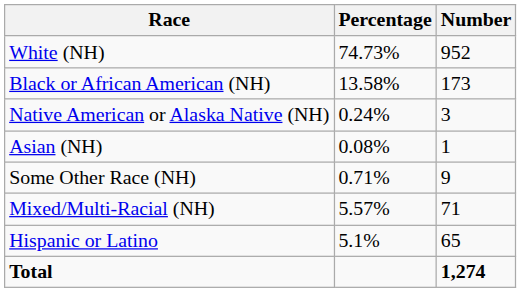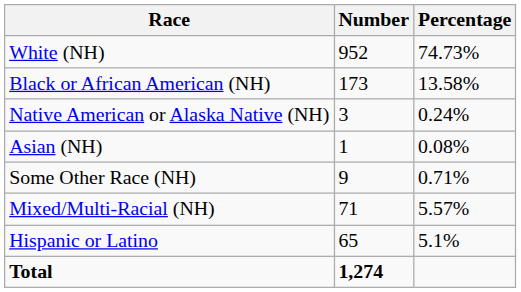columns swapped: (476, 20) <-> (385, 20)
